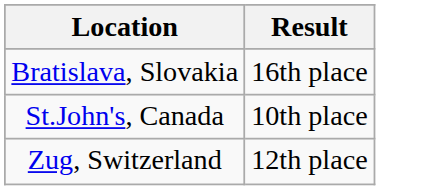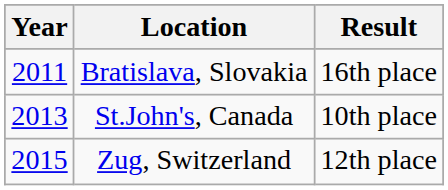+ column: (40, 26)
